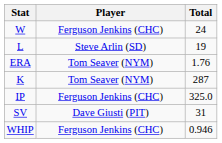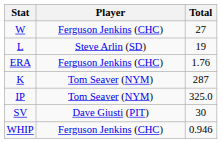(201, 29) 24 -> (201, 29) 27
(111, 63) Tom Seaver (NYM) -> (111, 63) Ferguson Jenkins (CHC)
(111, 96) Ferguson Jenkins (CHC) -> (111, 96) Tom Seaver (NYM)
(201, 113) 31 -> (201, 113) 30
